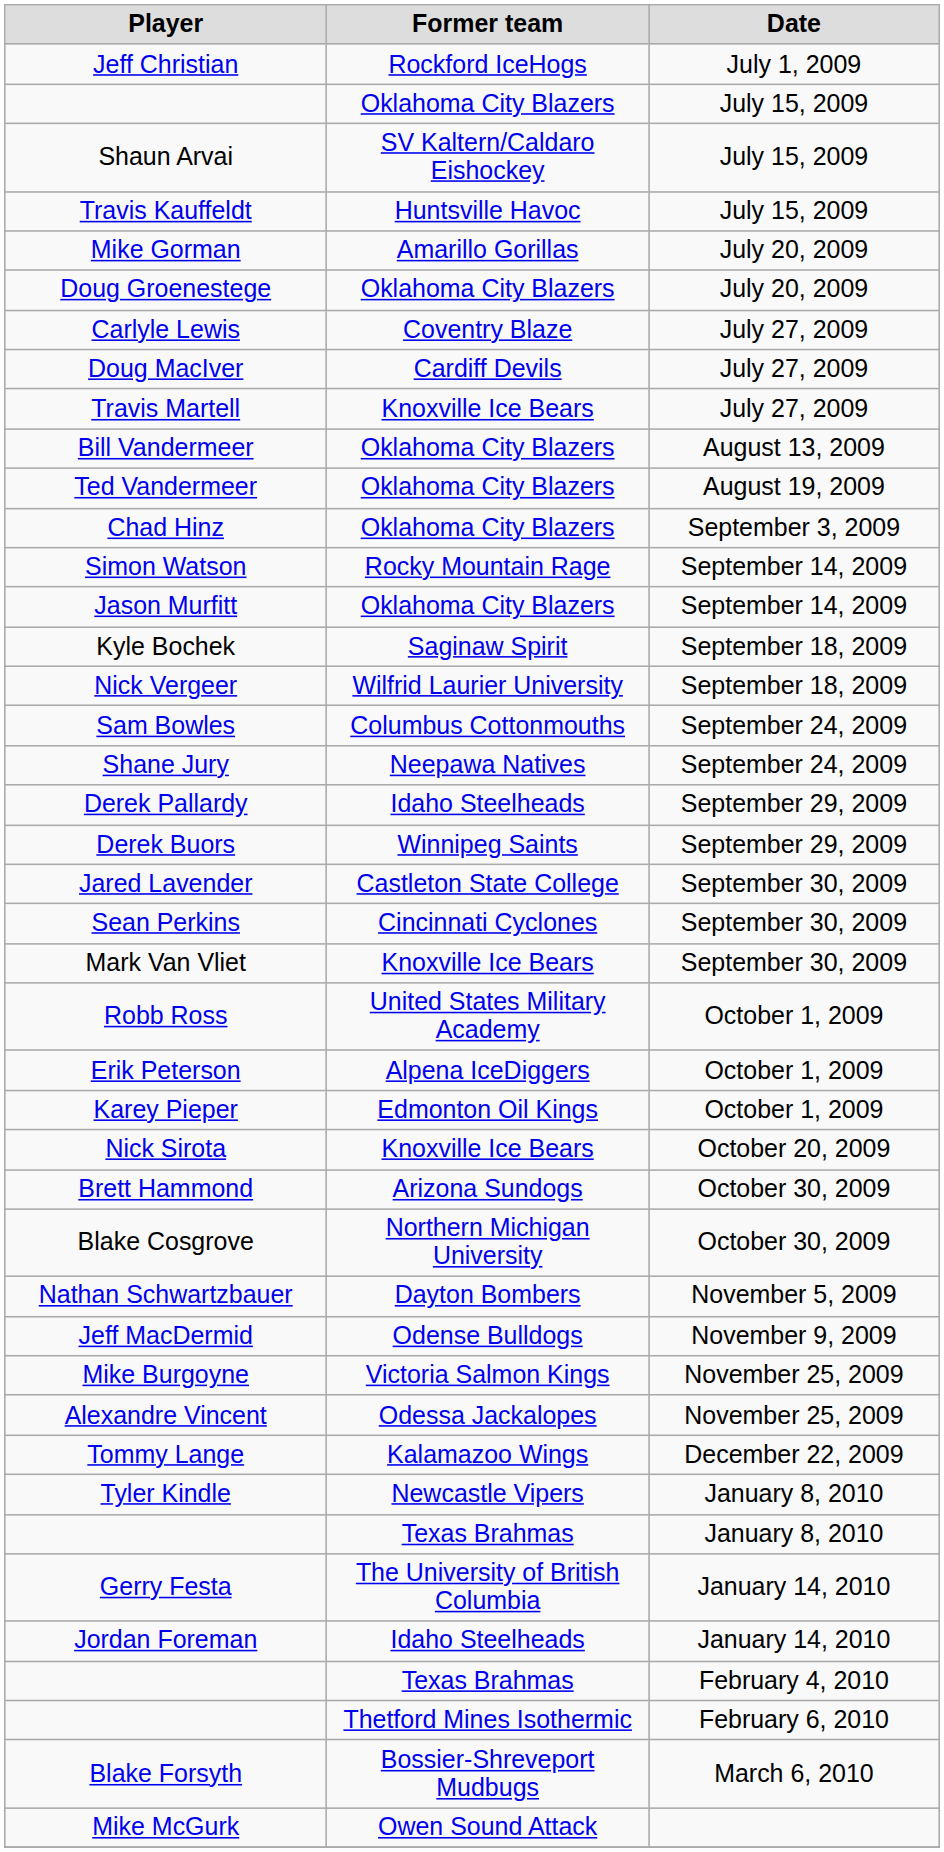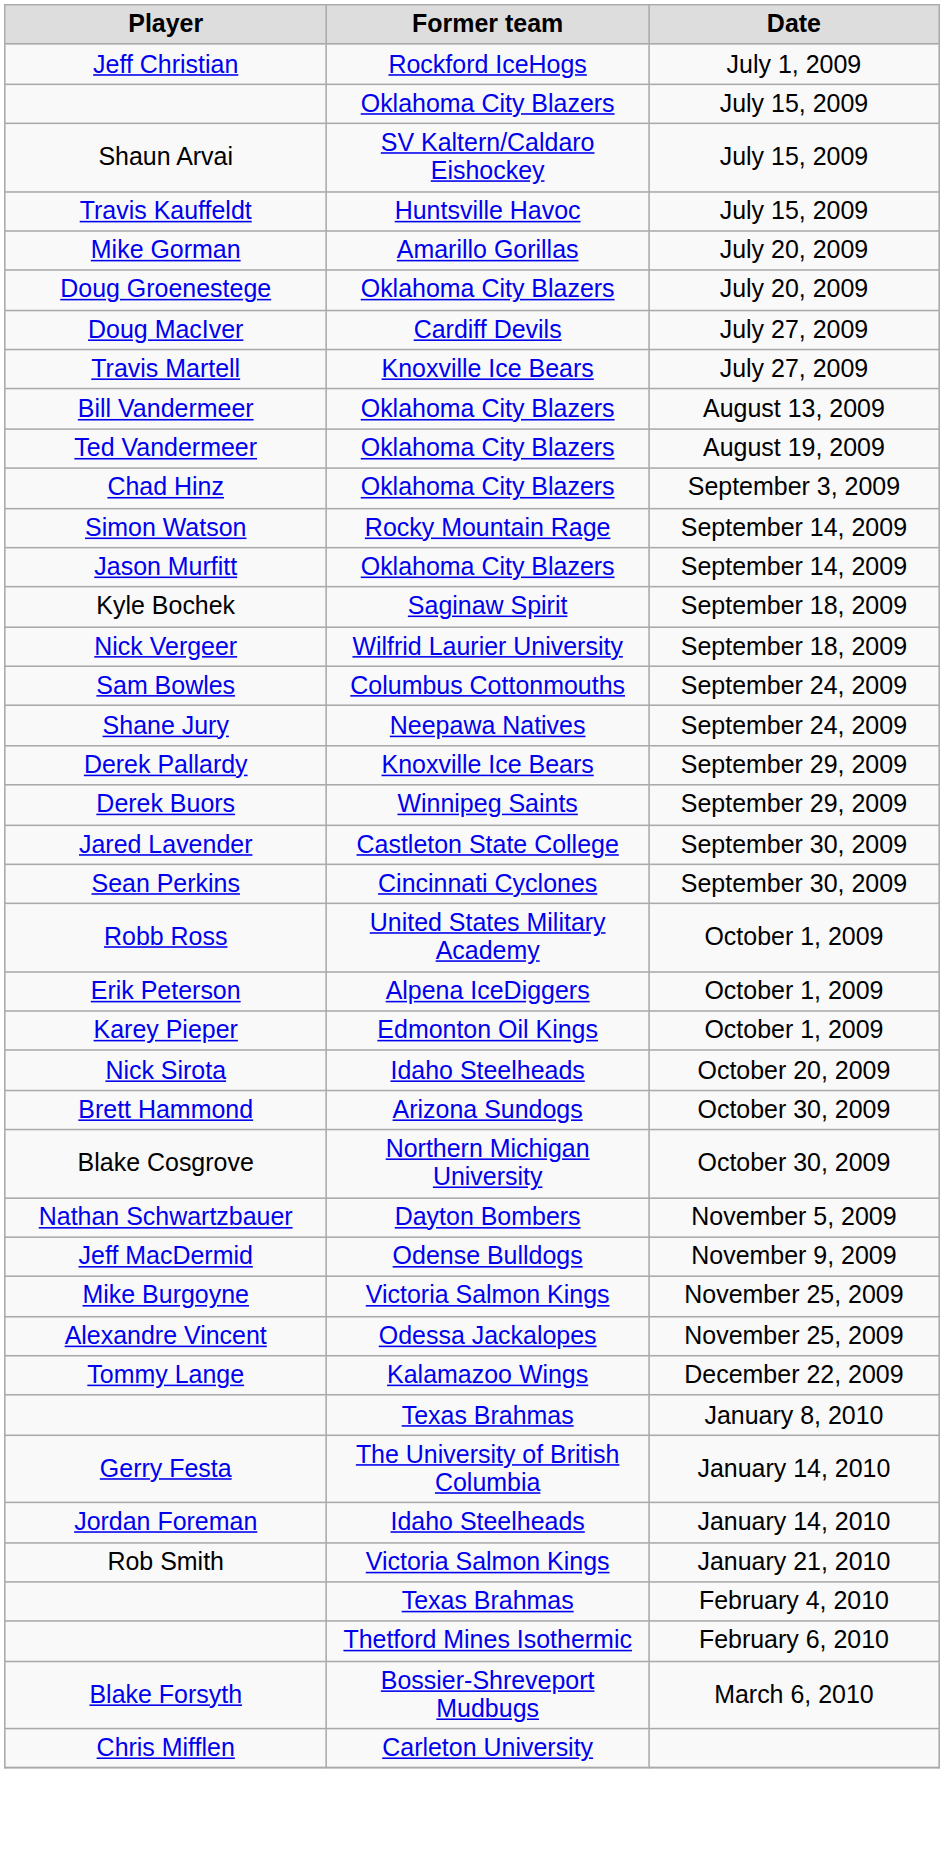- row: (166, 329)
(488, 804) Idaho Steelheads -> (488, 764) Knoxville Ice Bears
- row: (166, 962)
(488, 1149) Knoxville Ice Bears -> (488, 1070) Idaho Steelheads
- row: (166, 1494)
+ row: (166, 1561)
- row: (166, 1827)
+ row: (166, 1748)
